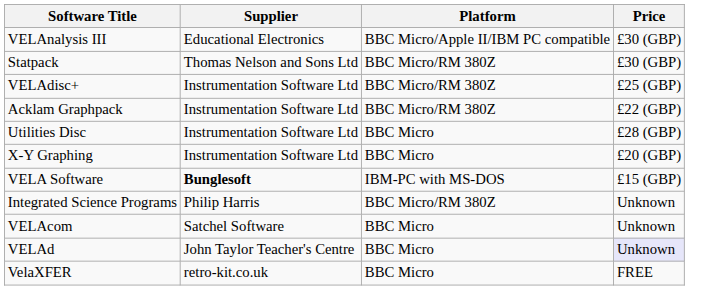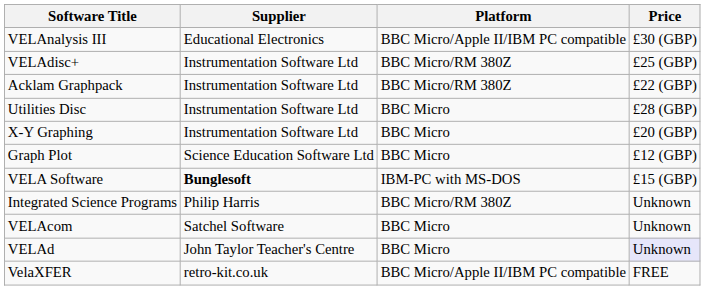- row: (33, 62)
+ row: (40, 156)
(399, 272) BBC Micro -> (503, 272) BBC Micro/Apple II/IBM PC compatible
